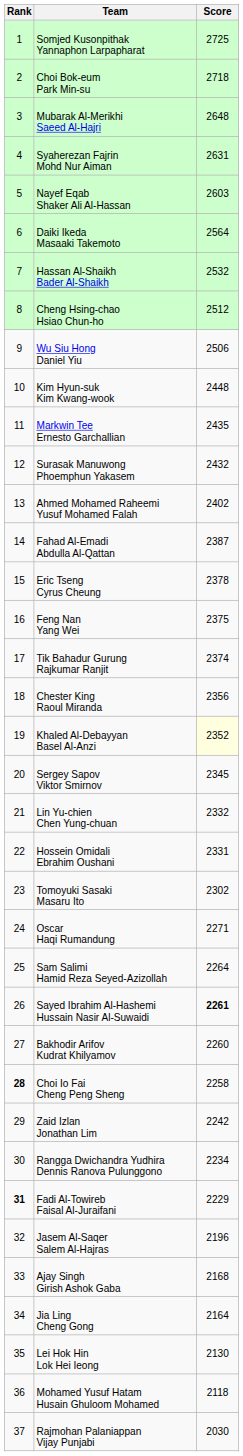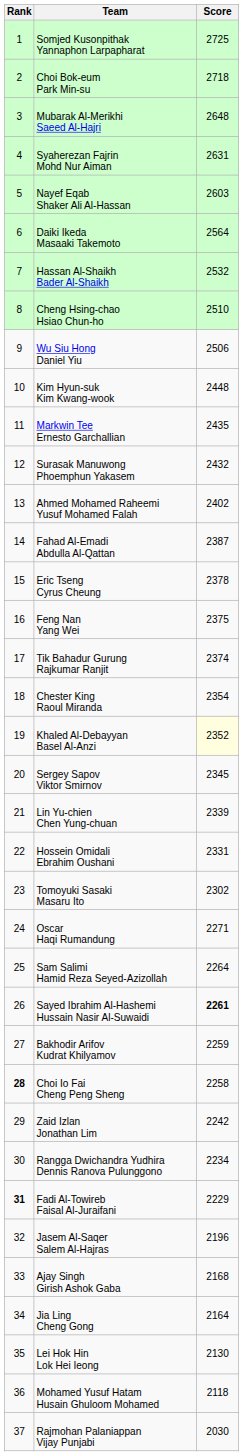(218, 310) 2512 -> (218, 310) 2510
(218, 697) 2356 -> (218, 697) 2354
(218, 813) 2332 -> (218, 813) 2339
(218, 1045) 2260 -> (218, 1045) 2259
